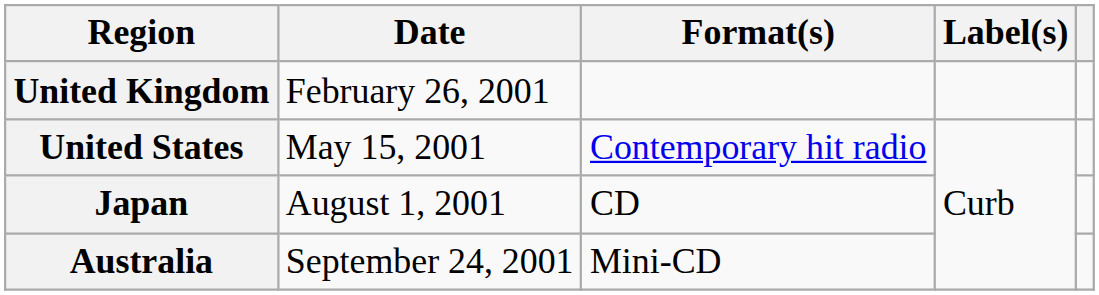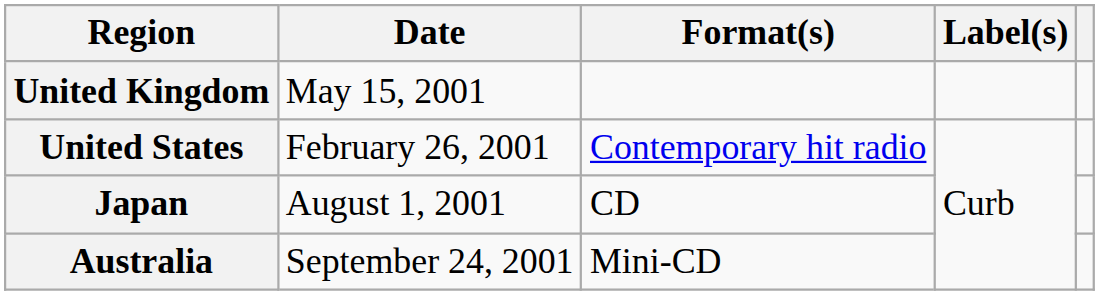(418, 89) February 26, 2001 -> (386, 89) May 15, 2001
(386, 146) May 15, 2001 -> (418, 146) February 26, 2001
